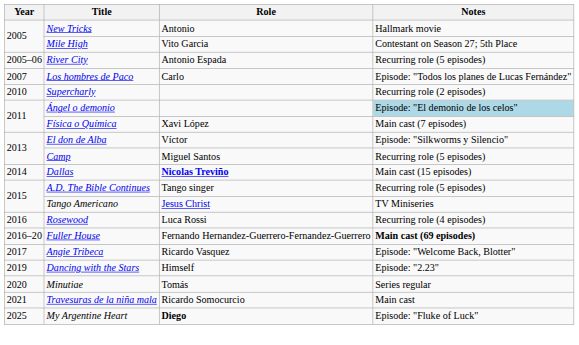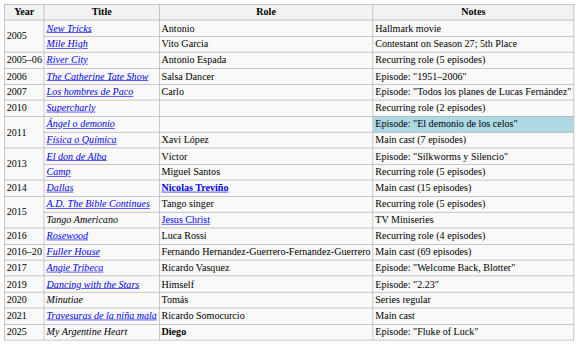+ row: (97, 76)
(425, 236) bold -> (423, 252) normal
